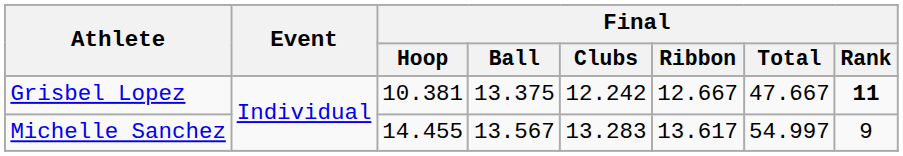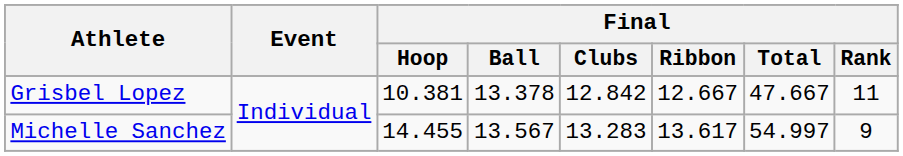(514, 95) 13.375 -> (514, 95) 13.378
(606, 95) 12.242 -> (606, 95) 12.842
(866, 95) bold -> (866, 95) normal
